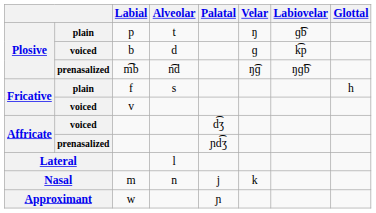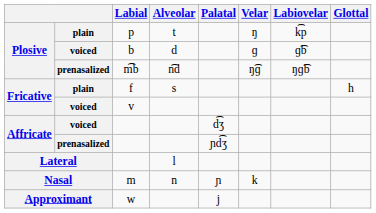(301, 32) ɡ͡b -> (301, 32) k͡p
(301, 50) k͡p -> (301, 50) ɡ͡b
(218, 180) j -> (218, 180) ɲ
(218, 198) ɲ -> (218, 198) j
